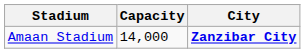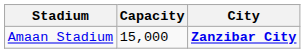(144, 38) 14,000 -> (144, 38) 15,000
